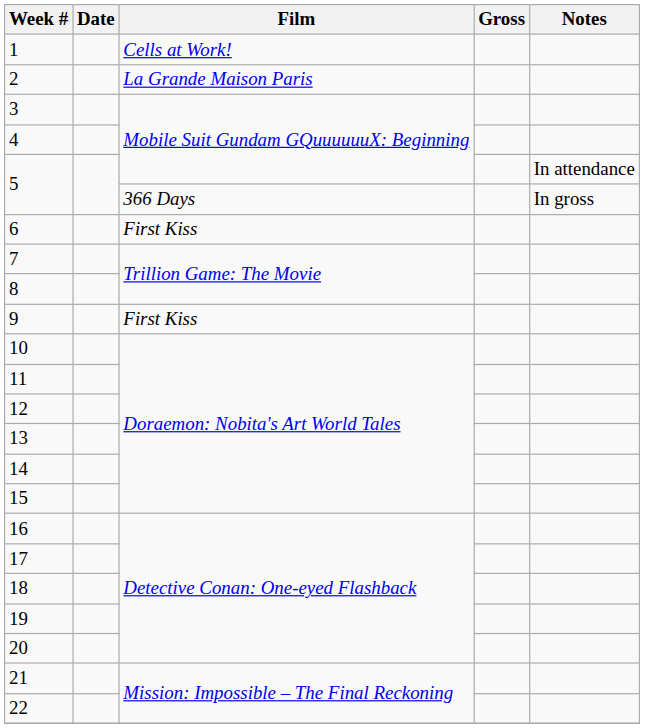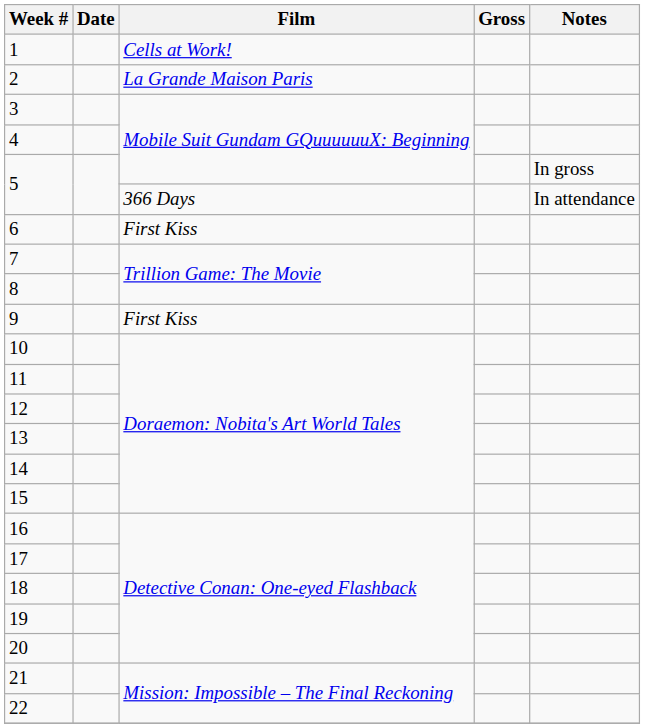(584, 169) In attendance -> (564, 169) In gross
(564, 199) In gross -> (584, 199) In attendance
